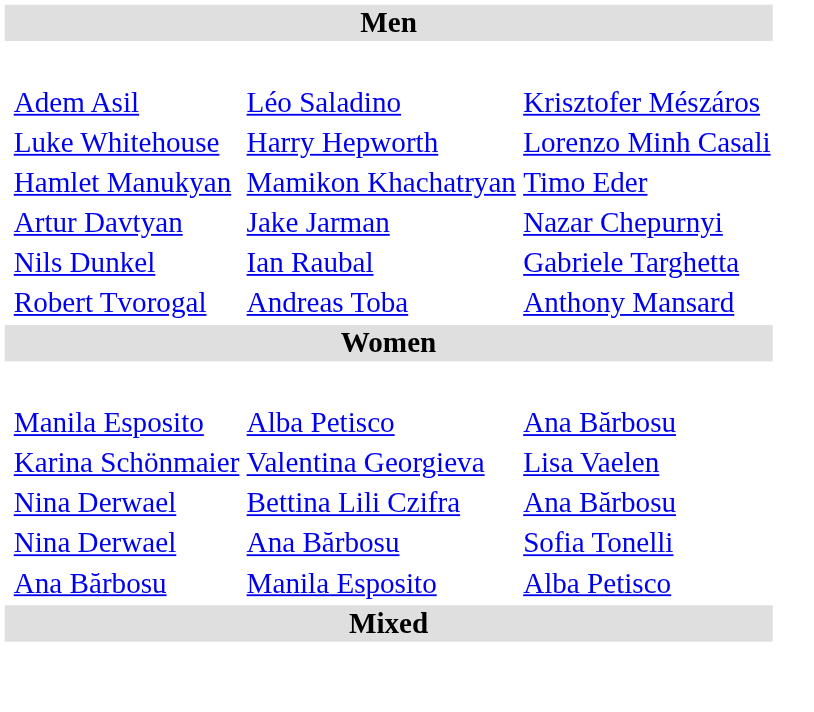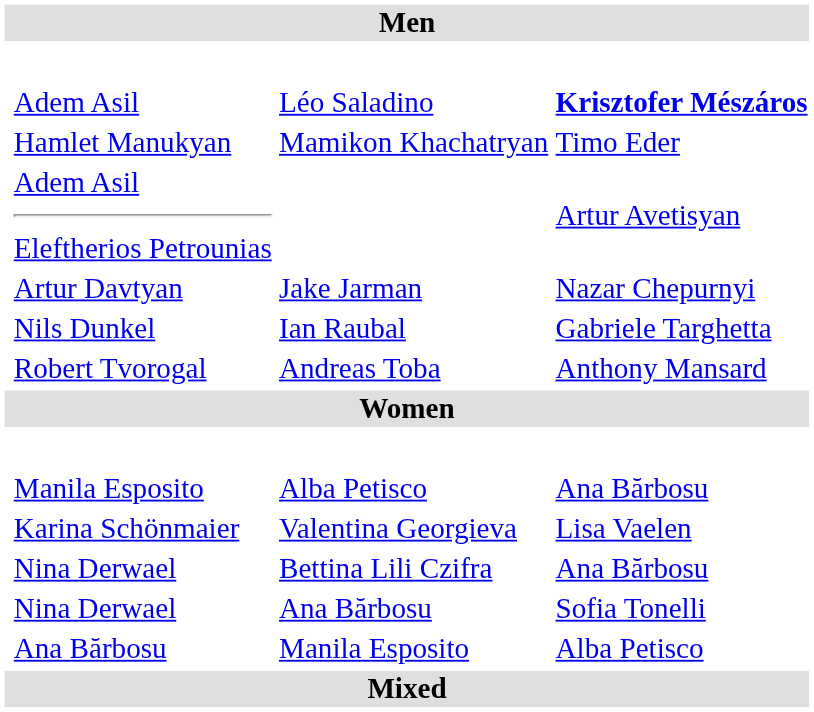(642, 102) normal -> (682, 102) bold
- row: (117, 142)
+ row: (143, 215)
